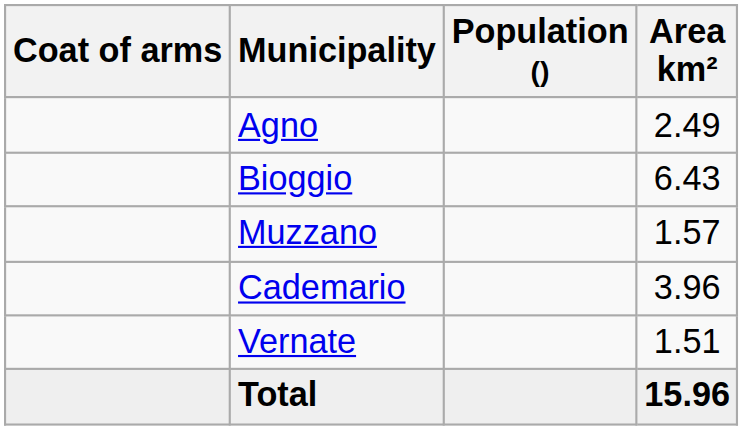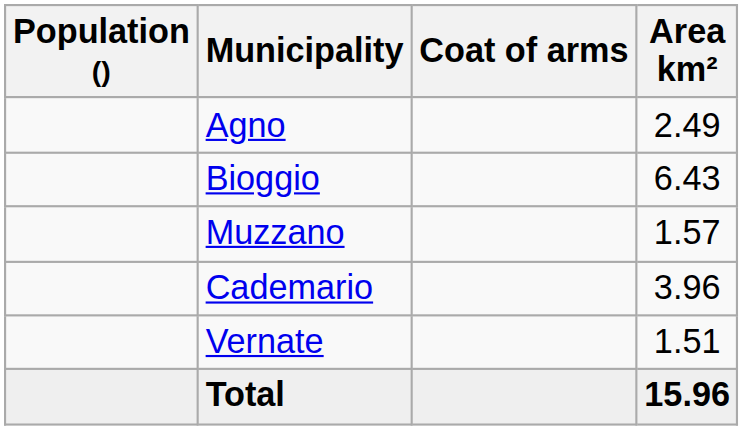columns swapped: (118, 50) <-> (540, 50)
